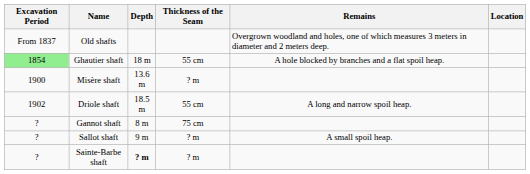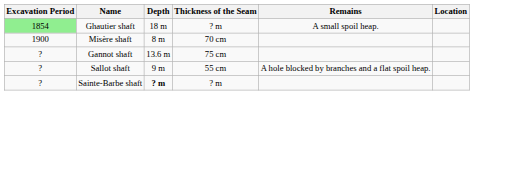- row: (99, 41)
(193, 60) 55 cm -> (216, 26) ? m
(359, 60) A hole blocked by branches and a flat spoil heap. -> (346, 26) A small spoil heap.
(142, 80) 13.6 m -> (158, 40) 8 m
(193, 80) ? m -> (215, 40) 70 cm
- row: (99, 104)
(142, 124) 8 m -> (158, 54) 13.6 m
(193, 138) ? m -> (215, 69) 55 cm
(359, 138) A small spoil heap. -> (346, 69) A hole blocked by branches and a flat spoil heap.
